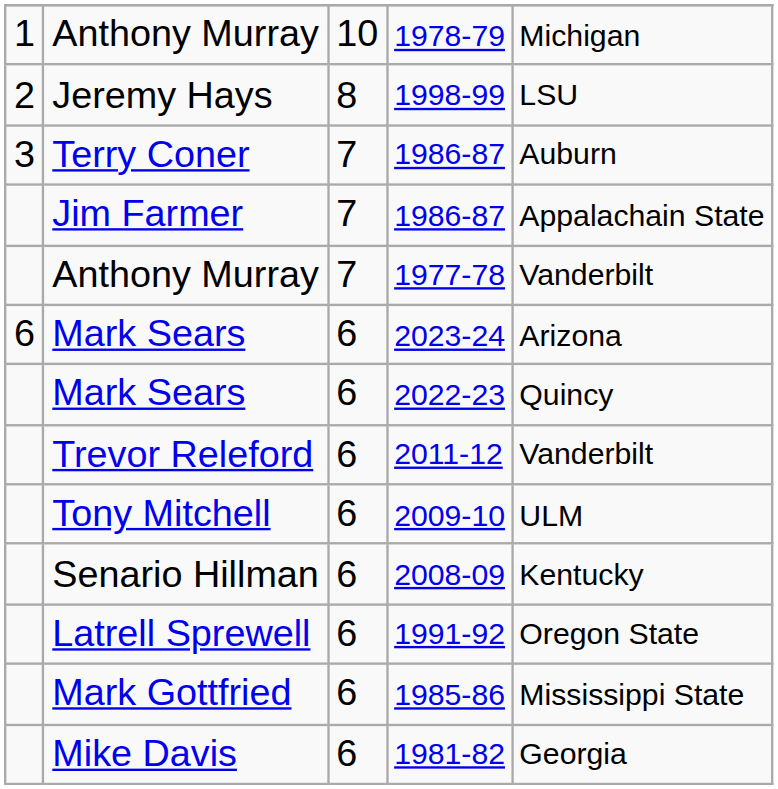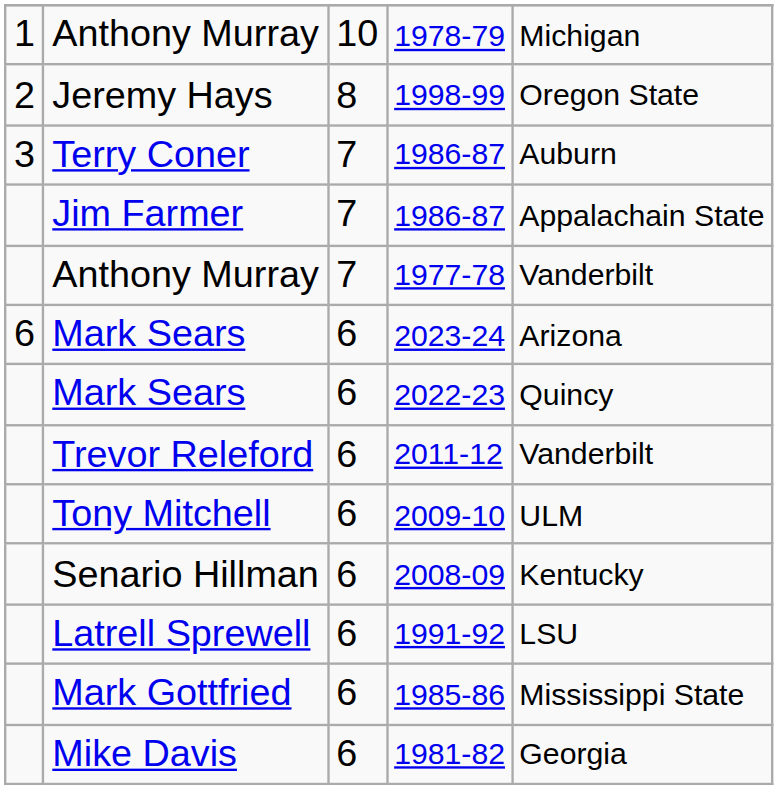(549, 95) LSU -> (609, 95) Oregon State
(609, 634) Oregon State -> (549, 634) LSU
